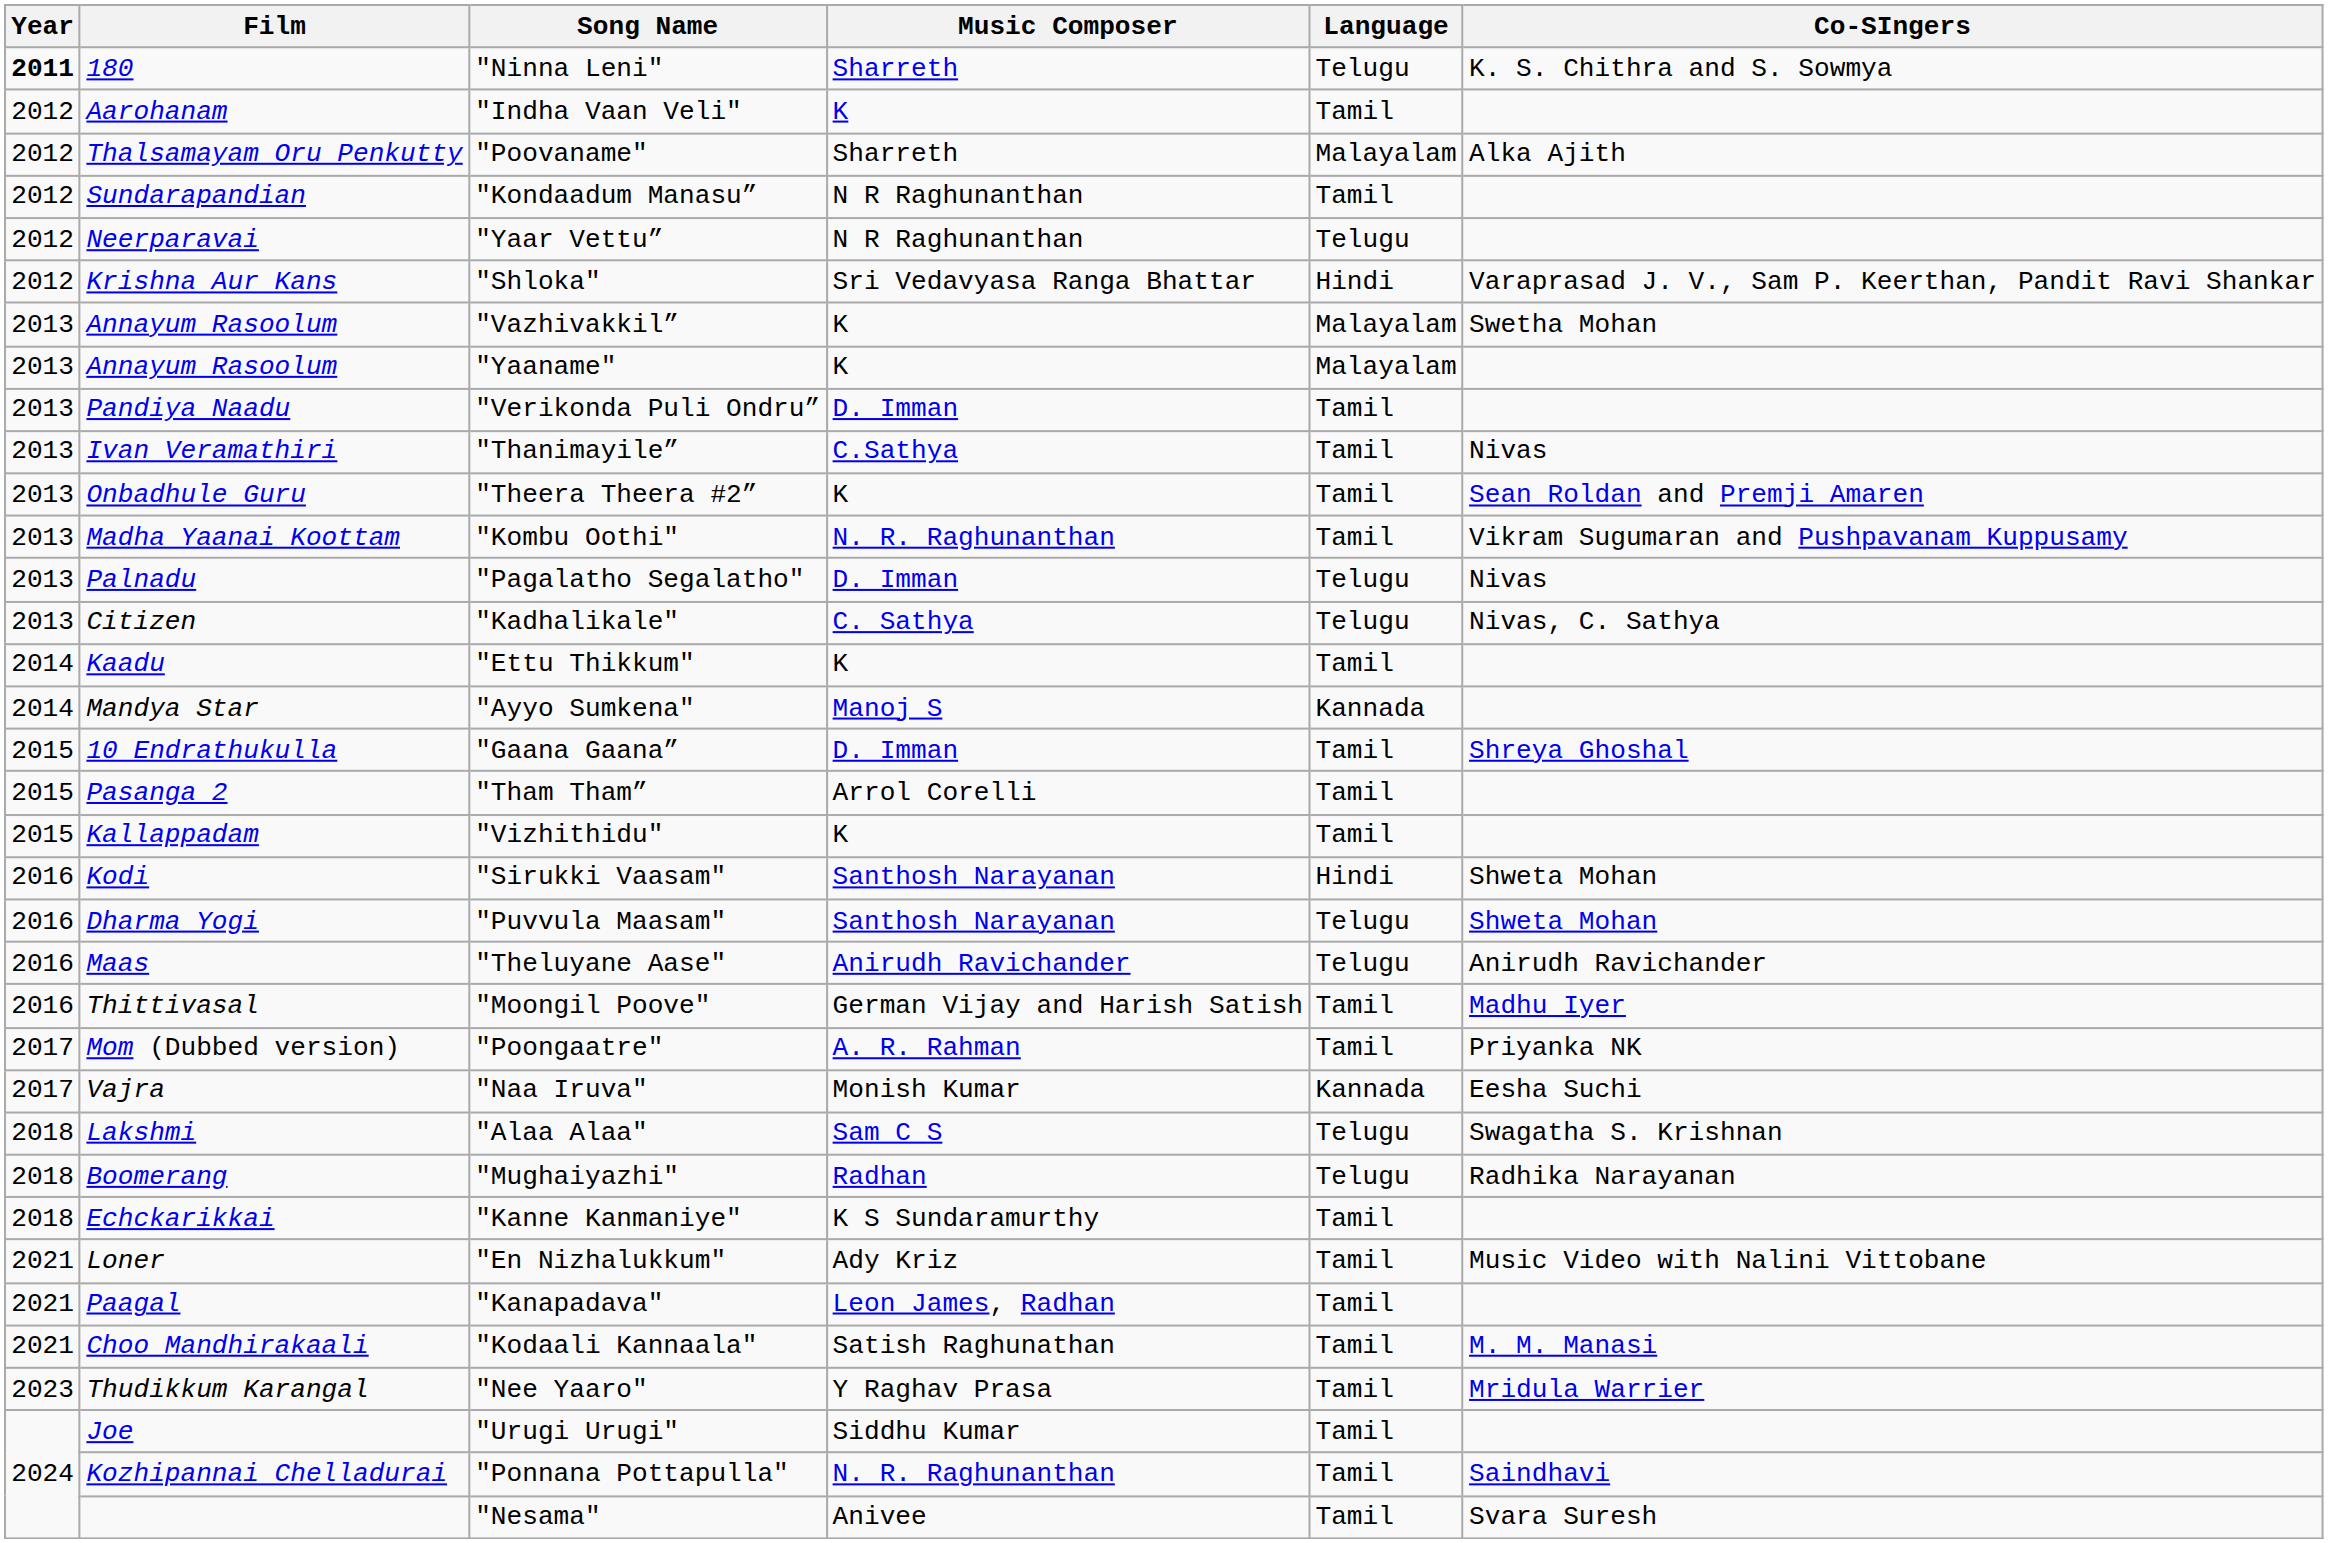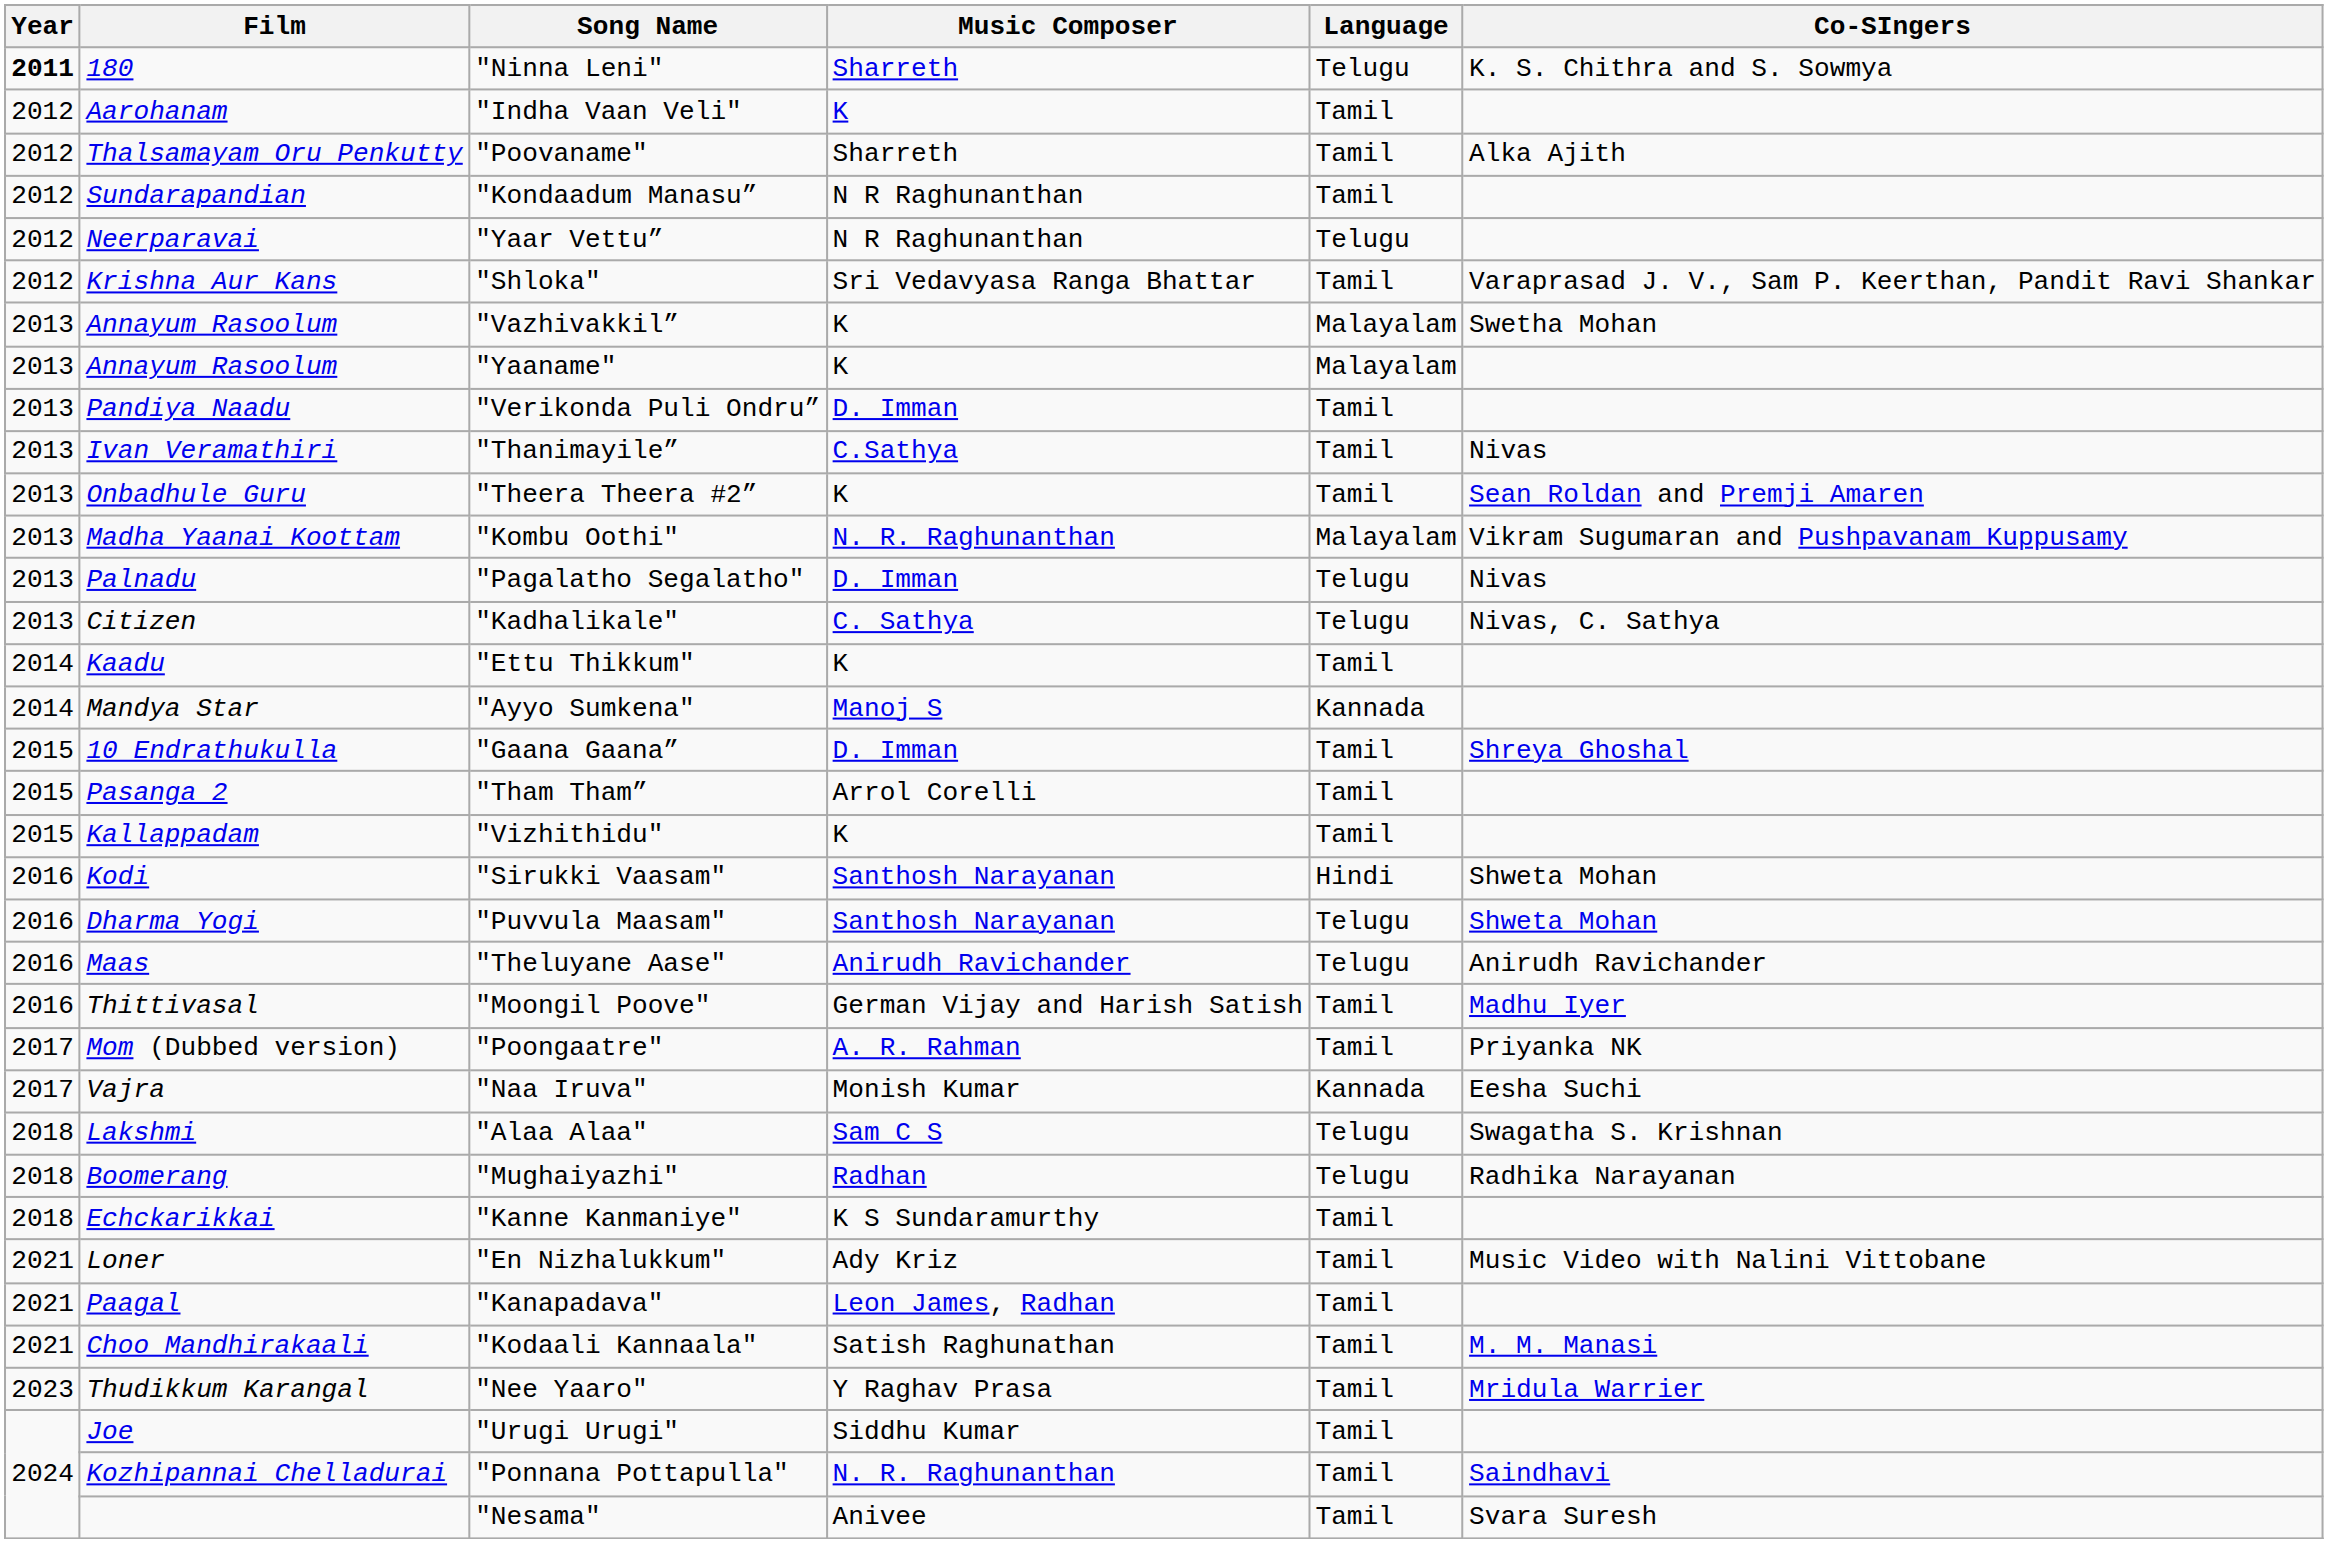(1386, 154) Malayalam -> (1355, 154) Tamil
(1355, 282) Hindi -> (1355, 282) Tamil
(1355, 537) Tamil -> (1386, 537) Malayalam
